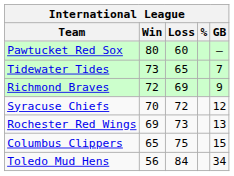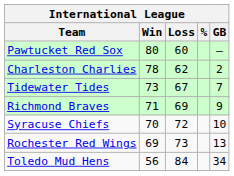+ row: (72, 69)
(181, 69) 65 -> (181, 87) 67
(152, 87) 72 -> (152, 106) 71
(220, 106) 12 -> (220, 124) 10
- row: (65, 143)
